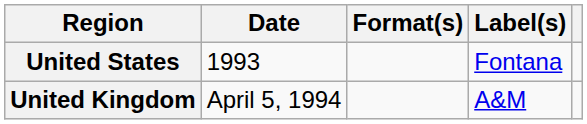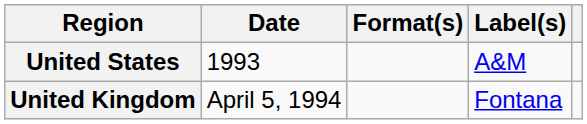(518, 61) Fontana -> (500, 61) A&M
(500, 99) A&M -> (518, 99) Fontana
